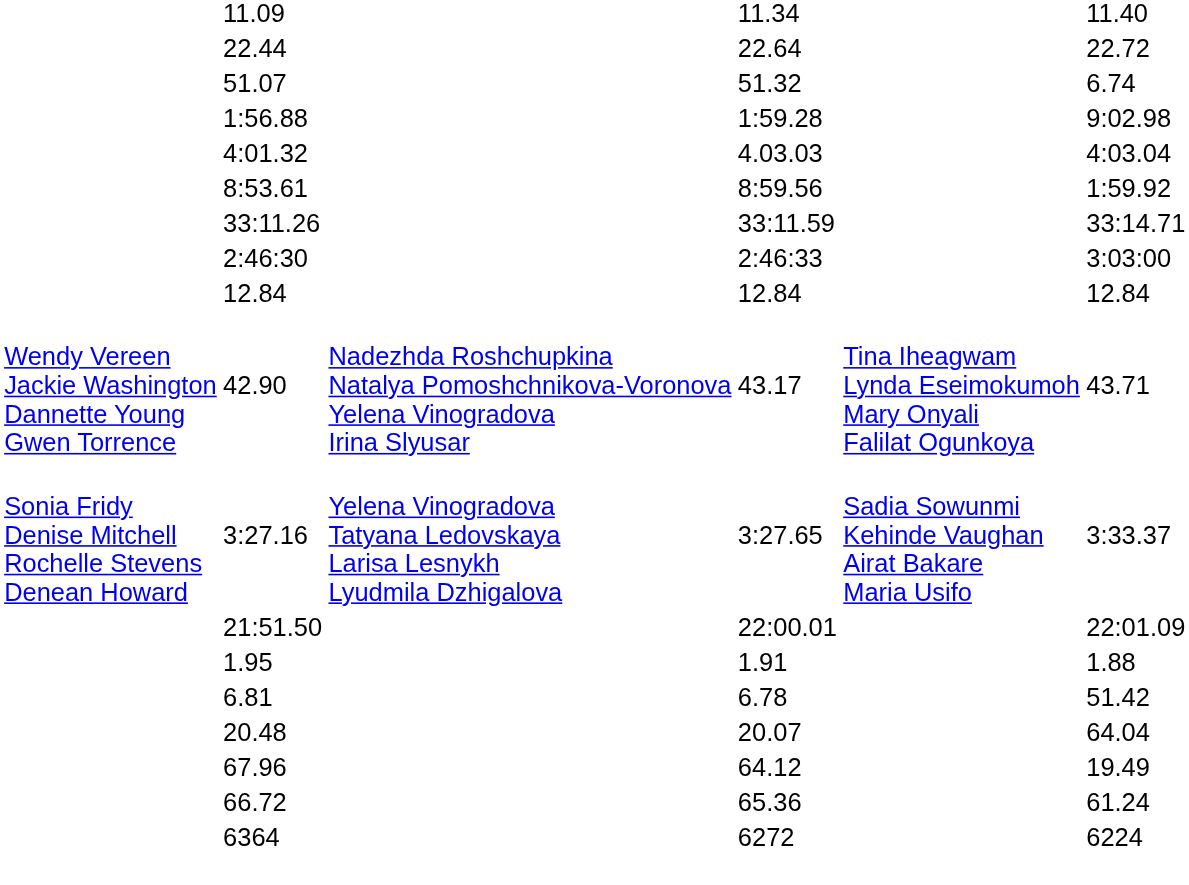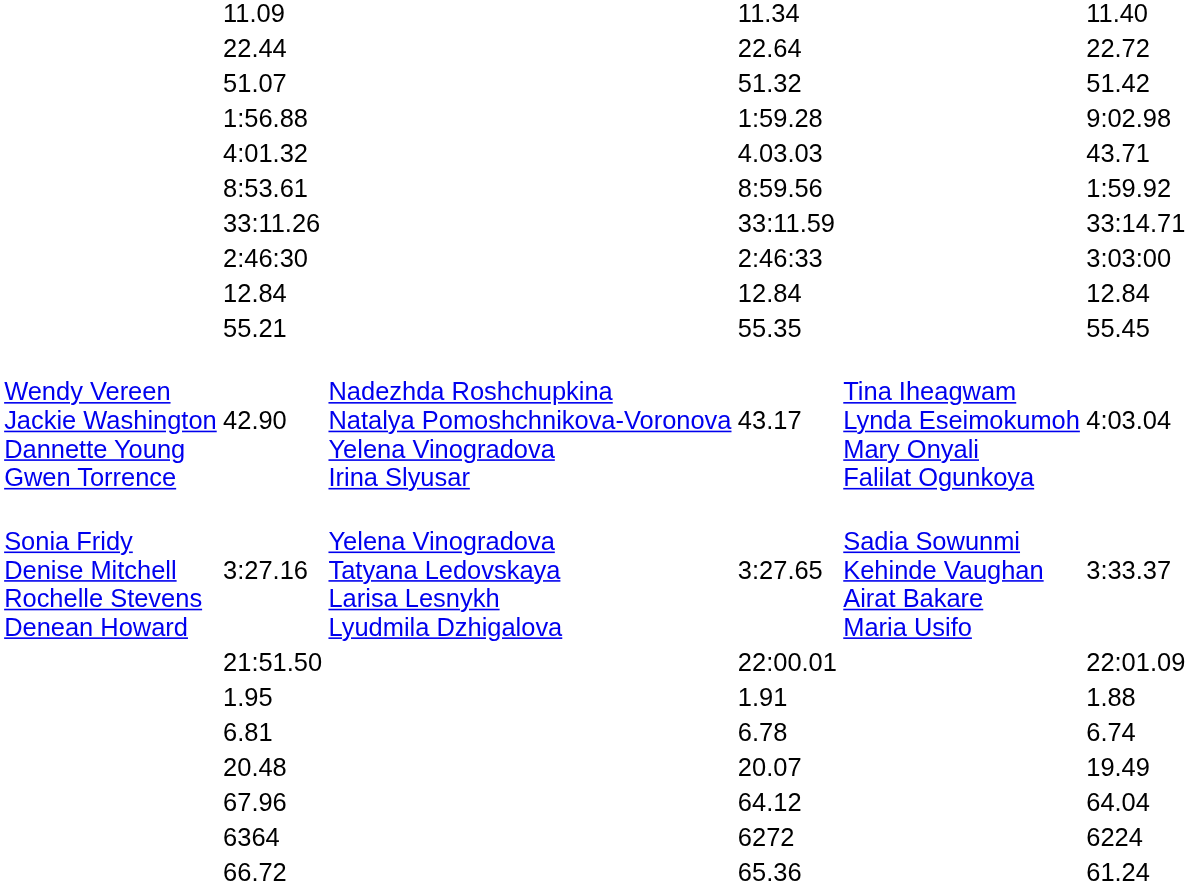(1111, 83) 6.74 -> (1118, 83) 51.42
(1129, 153) 4:03.04 -> (1118, 153) 43.71
+ row: (255, 328)
(1118, 385) 43.71 -> (1129, 420) 4:03.04
(1118, 697) 51.42 -> (1111, 732) 6.74
(1118, 732) 64.04 -> (1118, 767) 19.49
(1118, 767) 19.49 -> (1118, 802) 64.04
rows swapped: (255, 802) <-> (251, 837)
